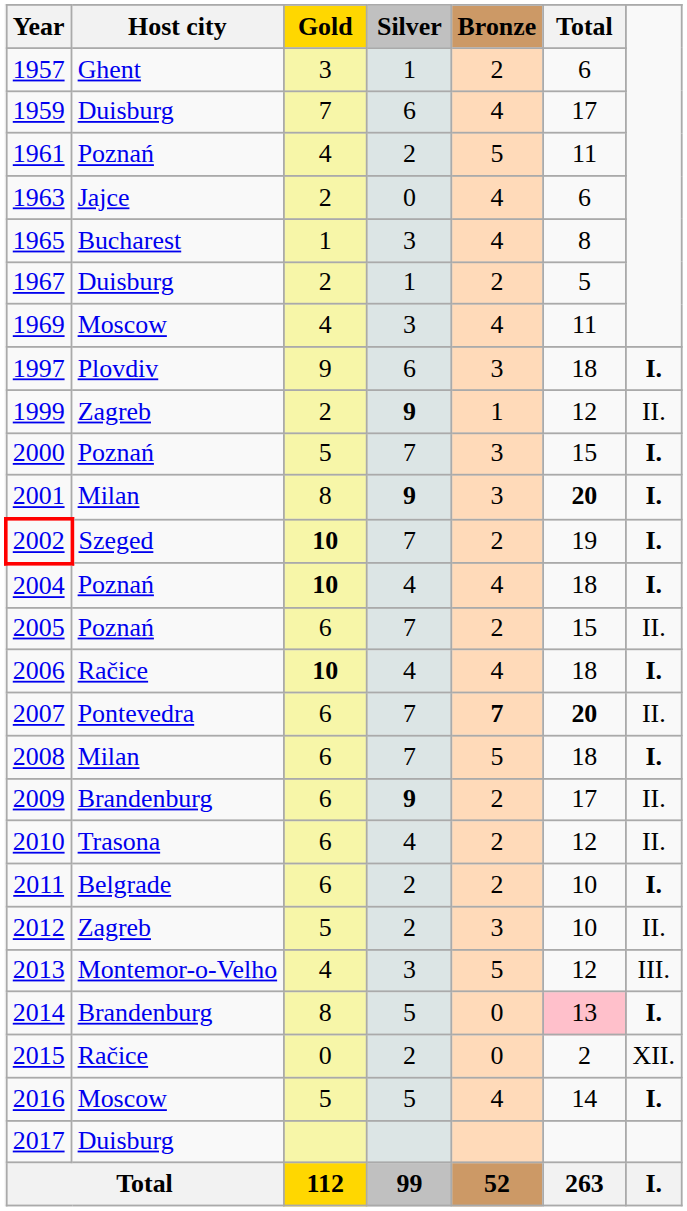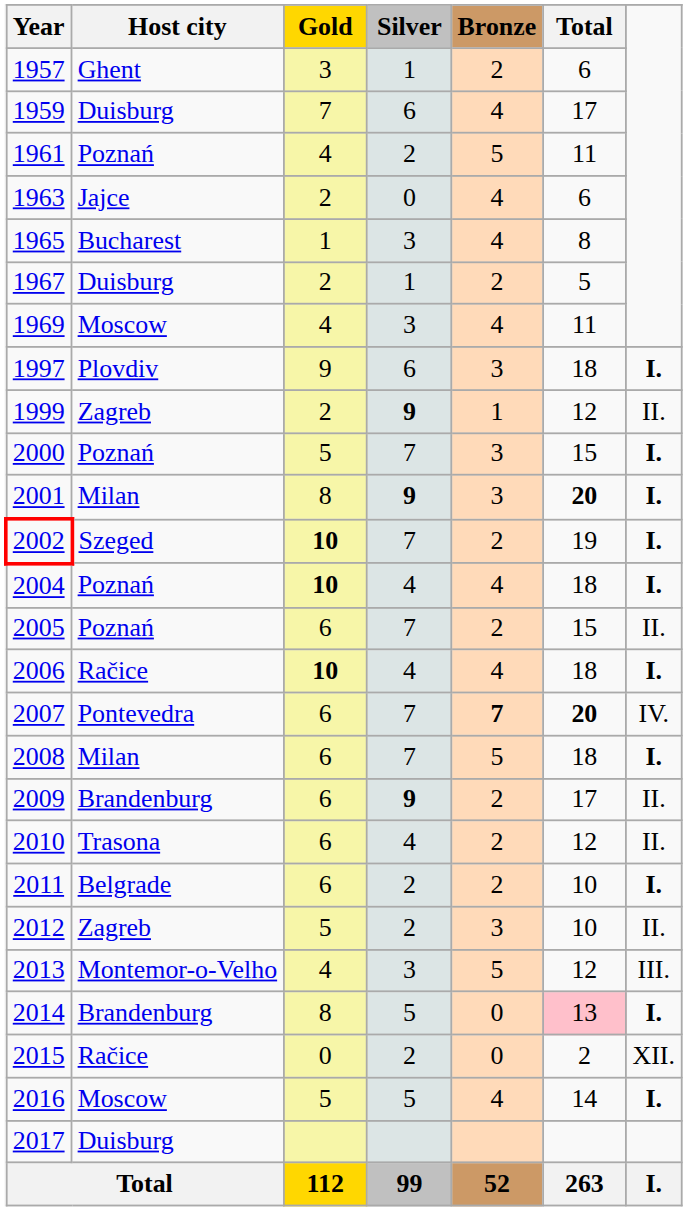(654, 713) II. -> (654, 713) IV.
